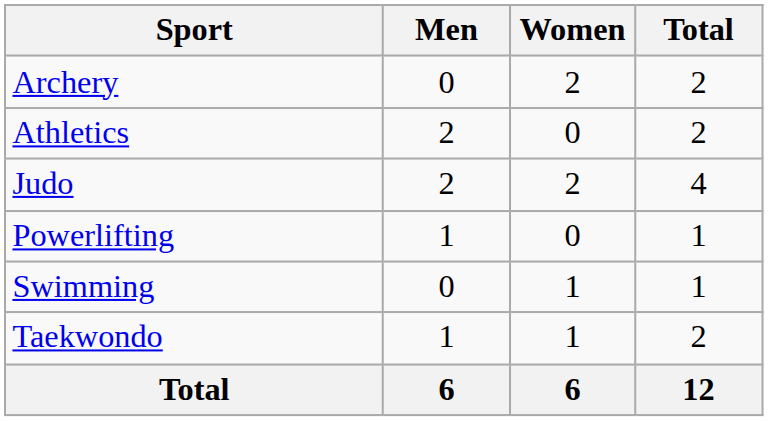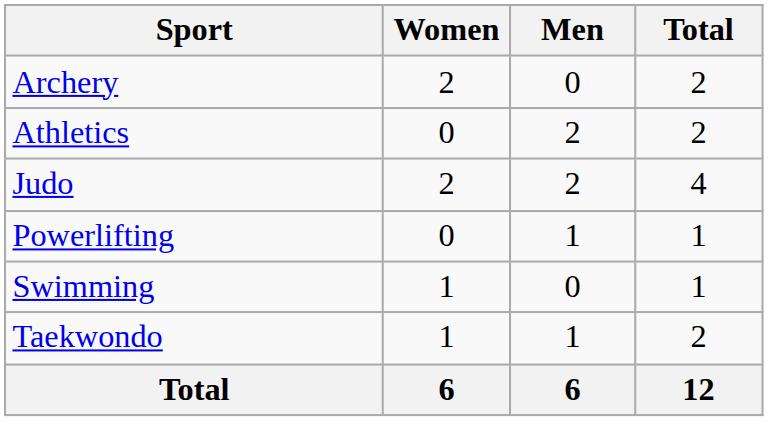columns swapped: (446, 30) <-> (572, 30)
